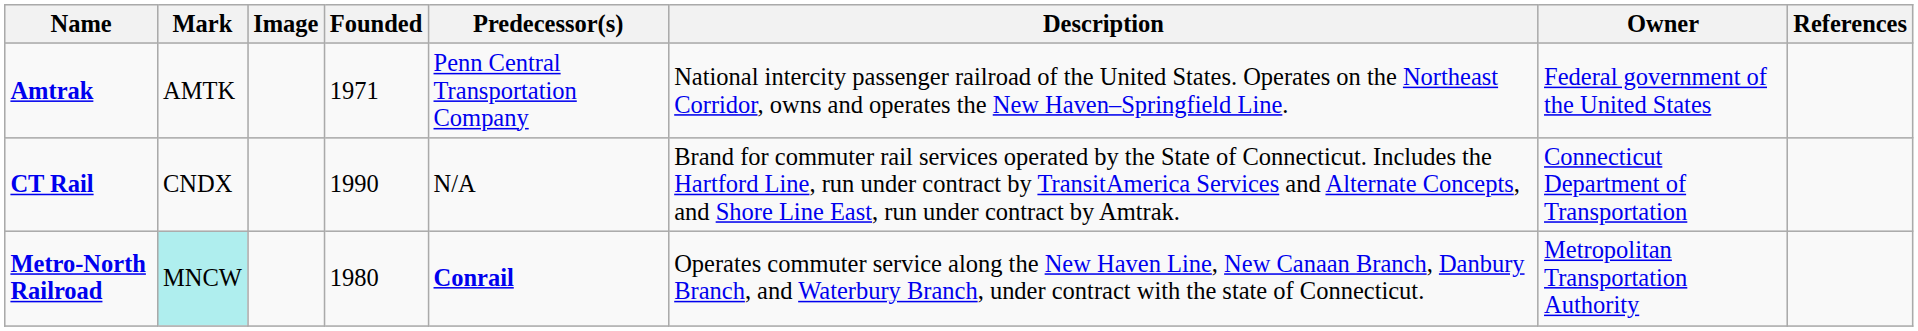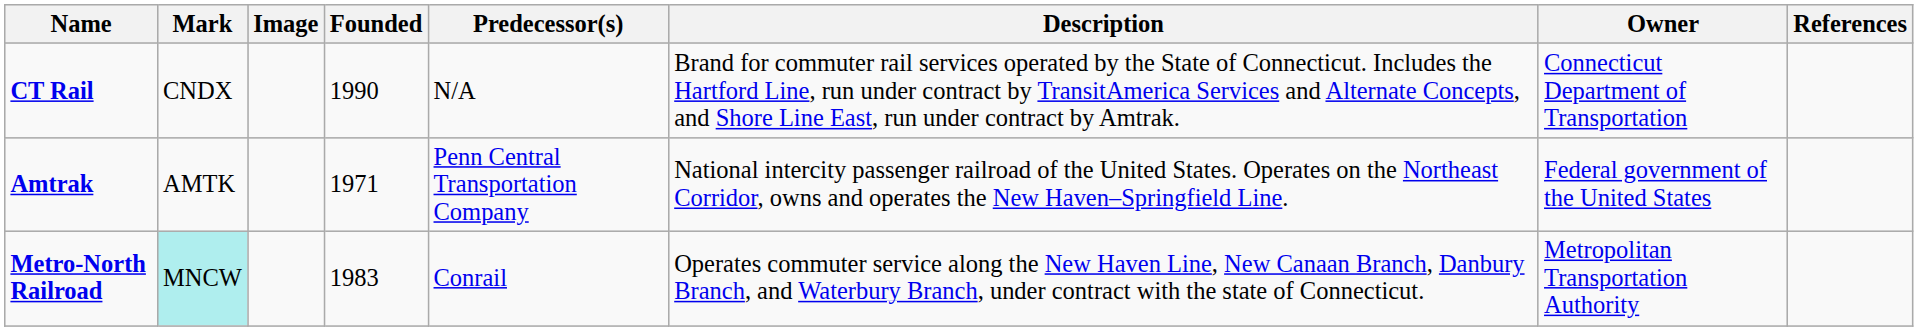rows swapped: (52, 90) <-> (52, 184)
(354, 278) 1980 -> (354, 278) 1983
(474, 278) bold -> (470, 278) normal
